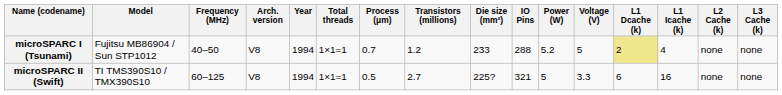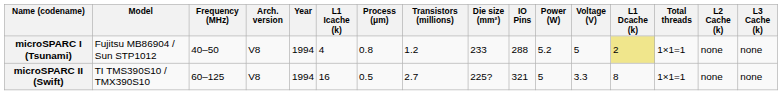columns swapped: (338, 16) <-> (678, 20)
(369, 49) 0.7 -> (366, 49) 0.8
(619, 76) 6 -> (616, 76) 8
